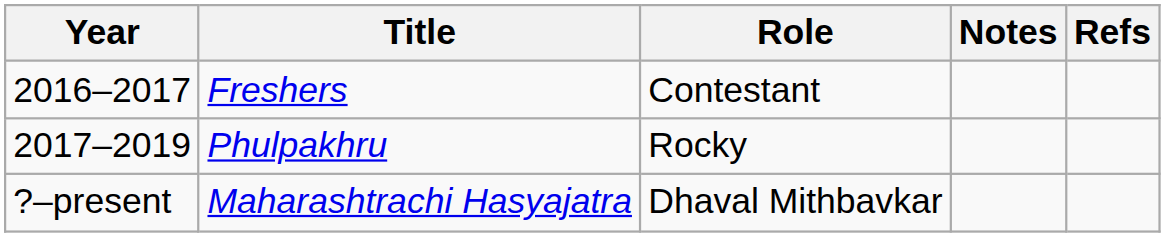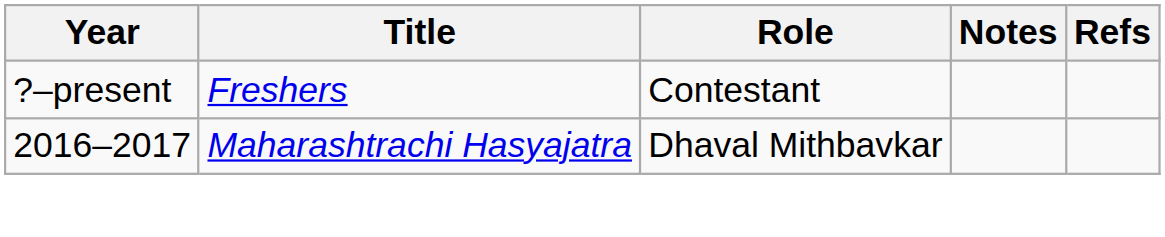(102, 88) 2016–2017 -> (92, 88) ?–present
- row: (297, 145)
(92, 201) ?–present -> (102, 145) 2016–2017
